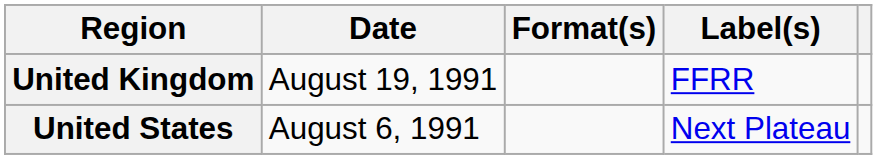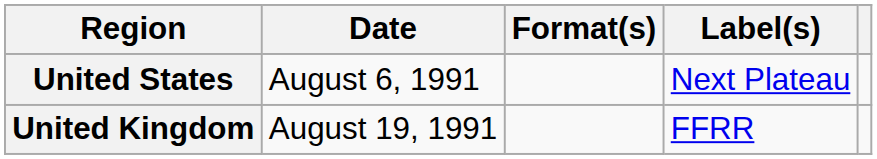rows swapped: (133, 128) <-> (133, 79)
